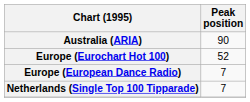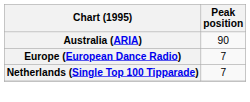- row: (103, 56)
